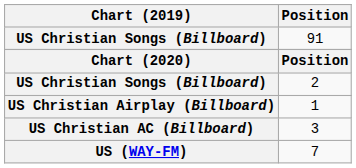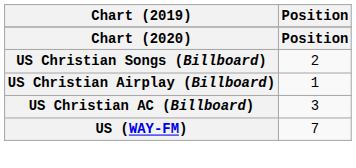- row: (315, 39)
